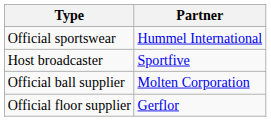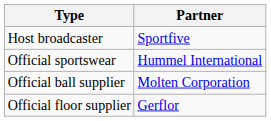rows swapped: (62, 37) <-> (55, 60)
